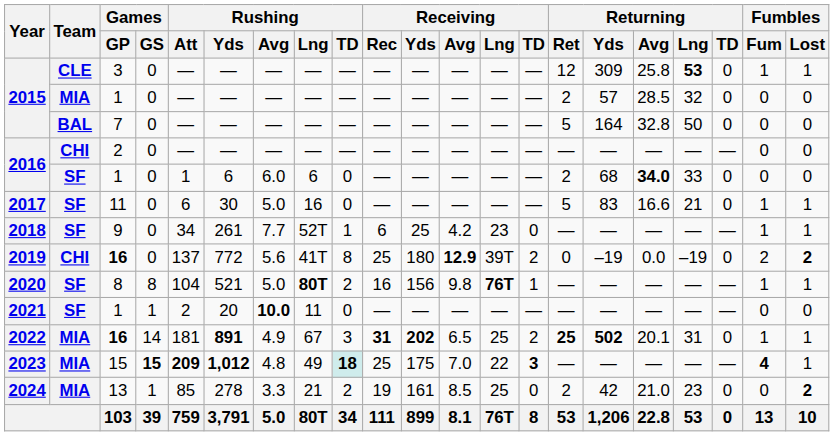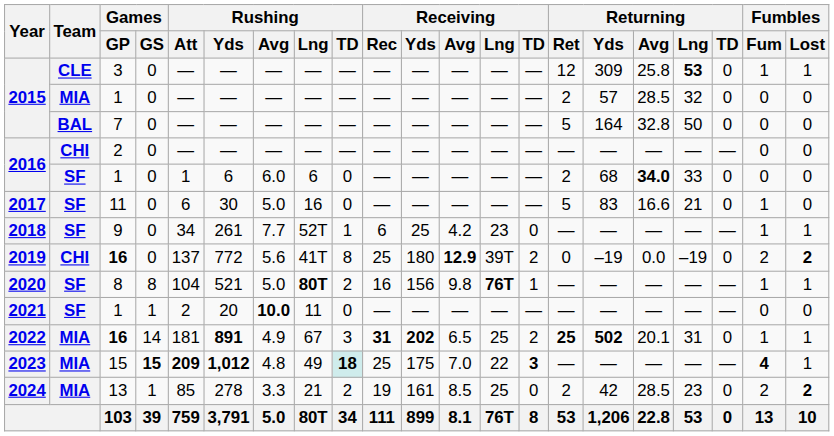(807, 204) 1 -> (807, 204) 0
(654, 390) 21.0 -> (654, 390) 28.5
(764, 390) 0 -> (764, 390) 2
